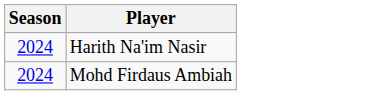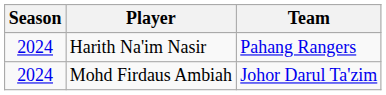+ column: (309, 18)
